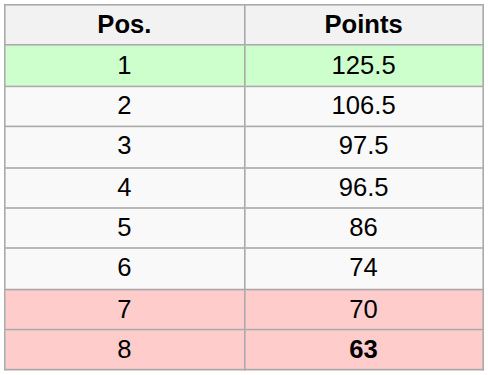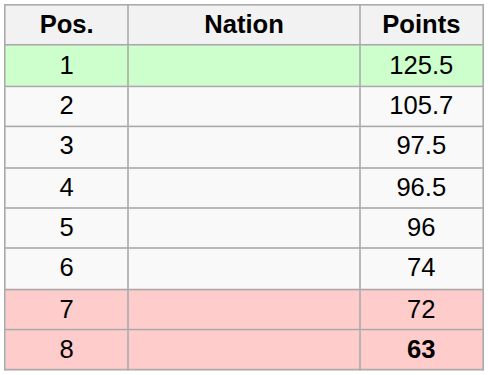+ column: (244, 24)
(364, 106) 106.5 -> (421, 106) 105.7
(364, 227) 86 -> (421, 227) 96
(364, 308) 70 -> (421, 308) 72
